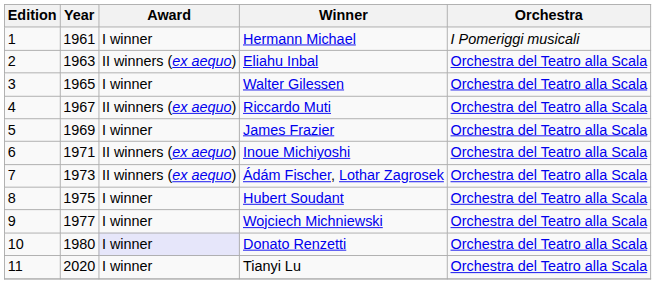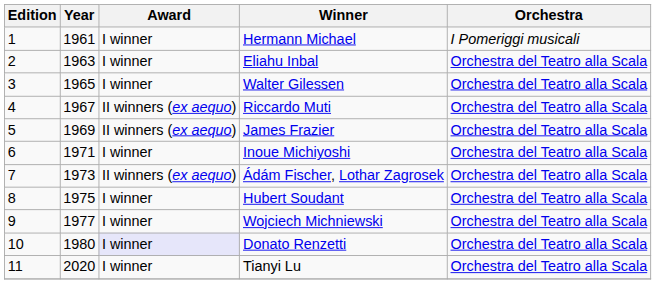(169, 61) II winners (ex aequo) -> (127, 61) I winner
(127, 130) I winner -> (169, 130) II winners (ex aequo)
(169, 152) II winners (ex aequo) -> (127, 152) I winner
